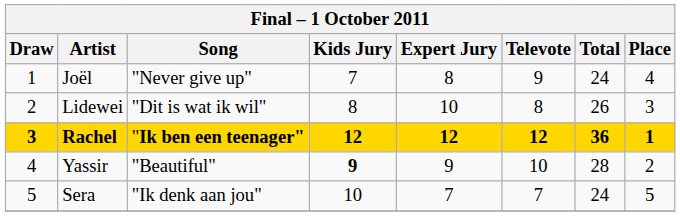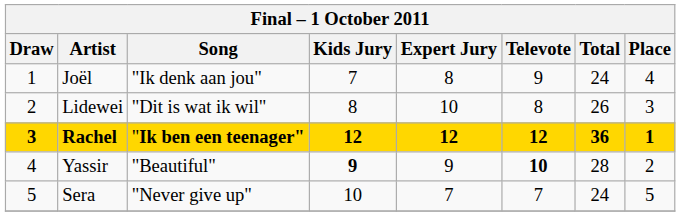(192, 78) "Never give up" -> (197, 78) "Ik denk aan jou"
(538, 166) normal -> (538, 166) bold
(197, 195) "Ik denk aan jou" -> (192, 195) "Never give up"
